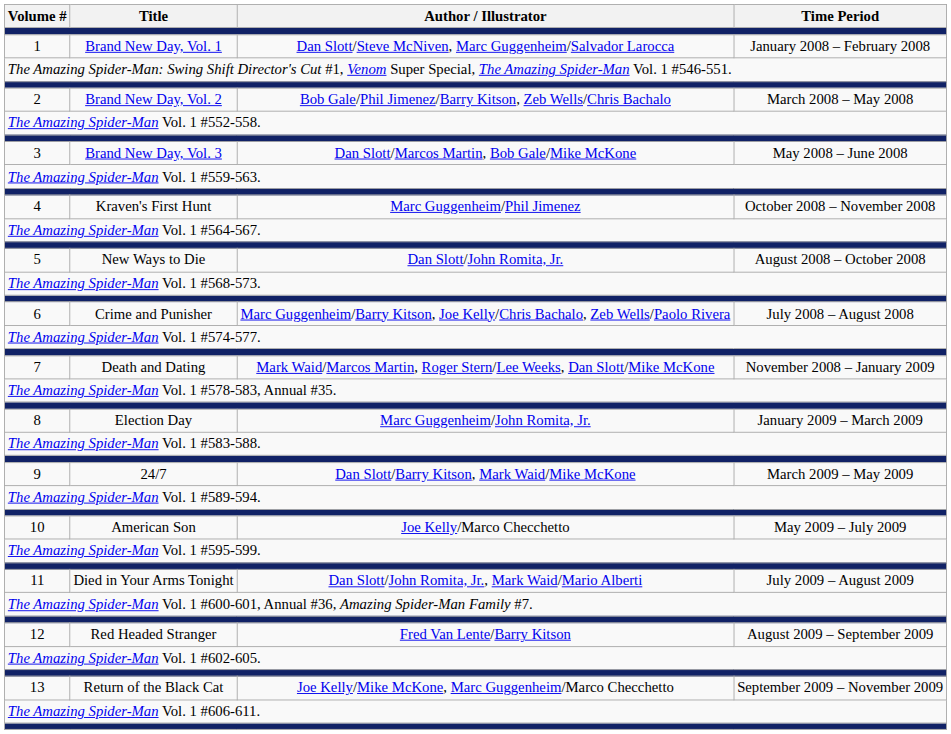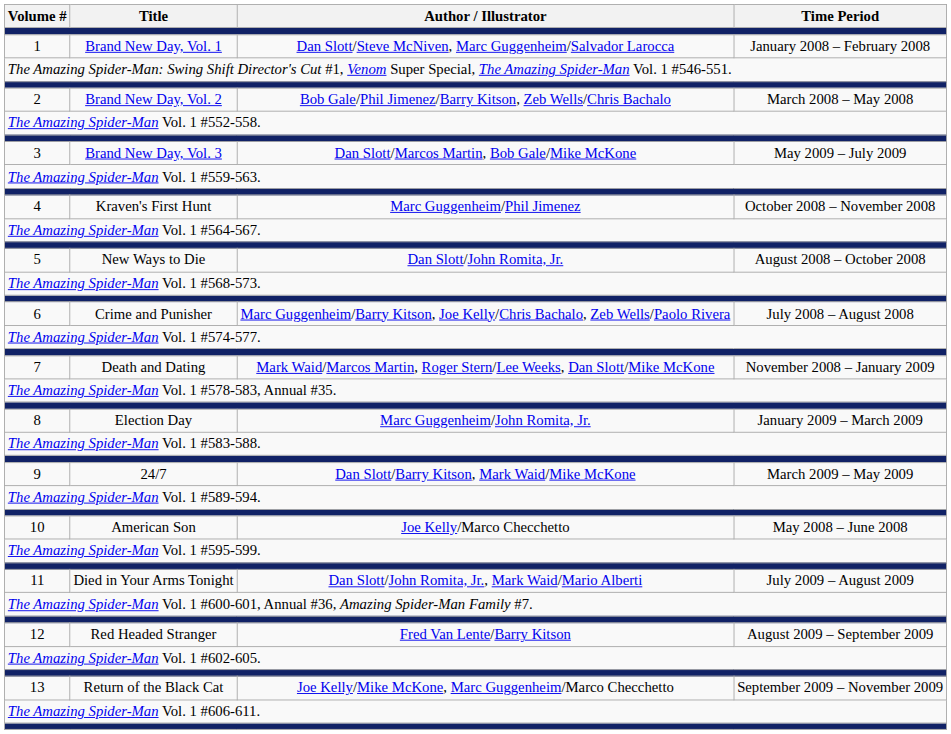(840, 153) May 2008 – June 2008 -> (840, 153) May 2009 – July 2009
(840, 527) May 2009 – July 2009 -> (840, 527) May 2008 – June 2008
